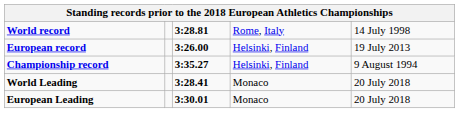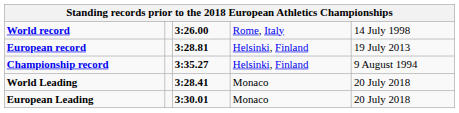(192, 30) 3:28.81 -> (192, 30) 3:26.00
(192, 47) 3:26.00 -> (192, 47) 3:28.81
